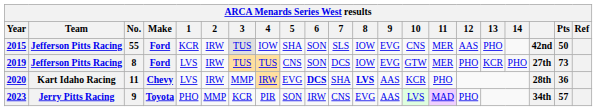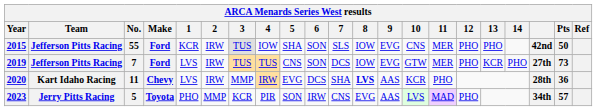(468, 46) AAS -> (468, 46) PHO
(134, 63) 8 -> (134, 63) 7
(317, 80) bold -> (317, 80) normal
(134, 97) 9 -> (134, 97) 5
